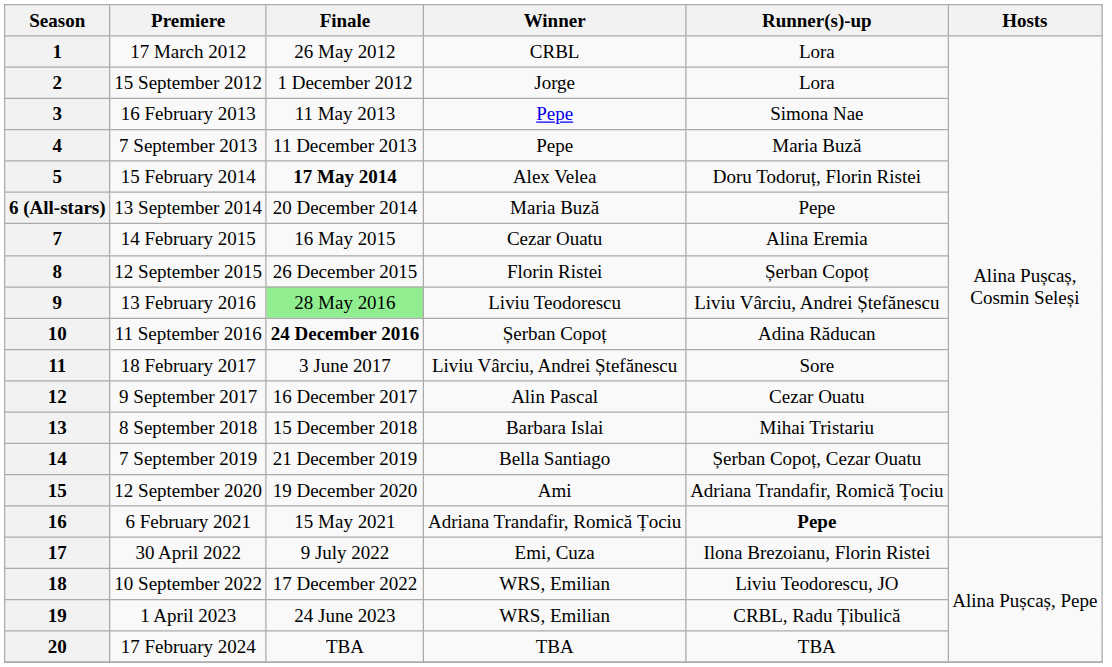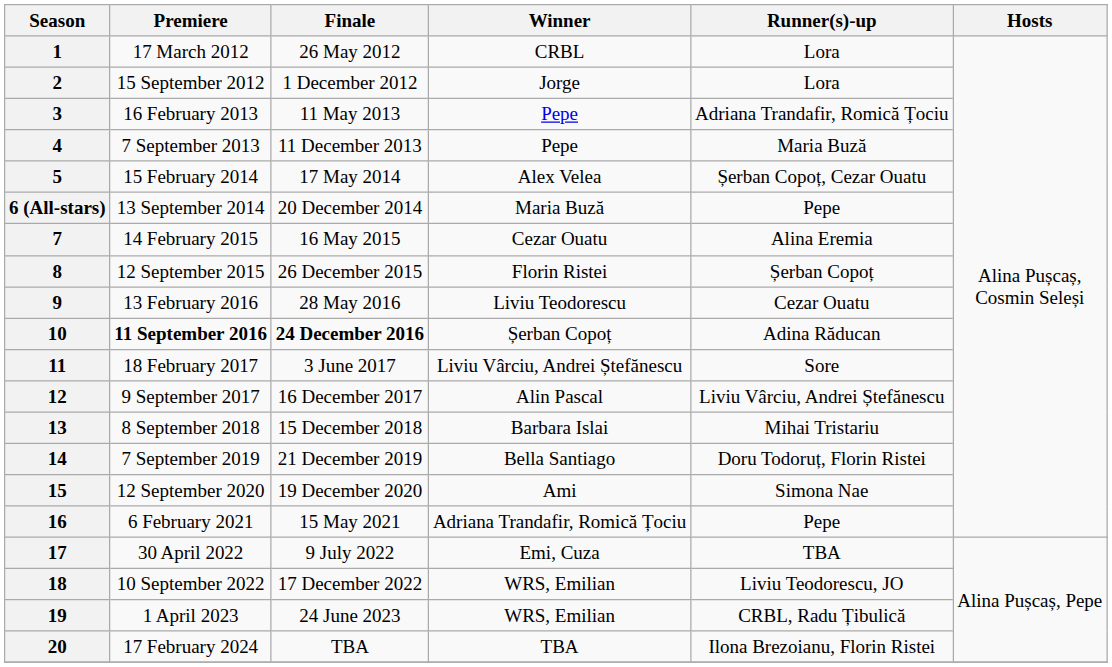(817, 114) Simona Nae -> (822, 114) Adriana Trandafir, Romică Țociu
(345, 176) bold -> (350, 176) normal
(817, 176) Doru Todoruț, Florin Ristei -> (822, 176) Șerban Copoț, Cezar Ouatu
(345, 302) lightgreen background -> (350, 302) no background
(817, 302) Liviu Vârciu, Andrei Ștefănescu -> (822, 302) Cezar Ouatu
(188, 333) normal -> (191, 333) bold
(817, 396) Cezar Ouatu -> (822, 396) Liviu Vârciu, Andrei Ștefănescu
(817, 458) Șerban Copoț, Cezar Ouatu -> (822, 458) Doru Todoruț, Florin Ristei
(817, 490) Adriana Trandafir, Romică Țociu -> (822, 490) Simona Nae
(817, 521) bold -> (822, 521) normal
(817, 552) Ilona Brezoianu, Florin Ristei -> (822, 552) TBA
(817, 646) TBA -> (822, 646) Ilona Brezoianu, Florin Ristei
